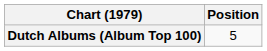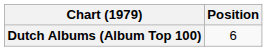(233, 35) 5 -> (233, 35) 6
